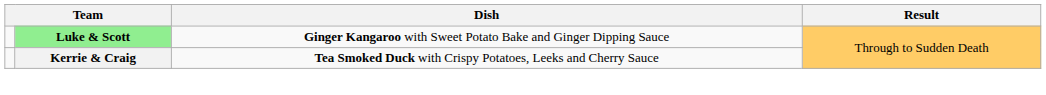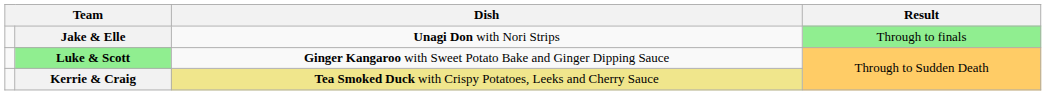+ row: (93, 36)
(487, 58) no background -> (487, 79) khaki background
